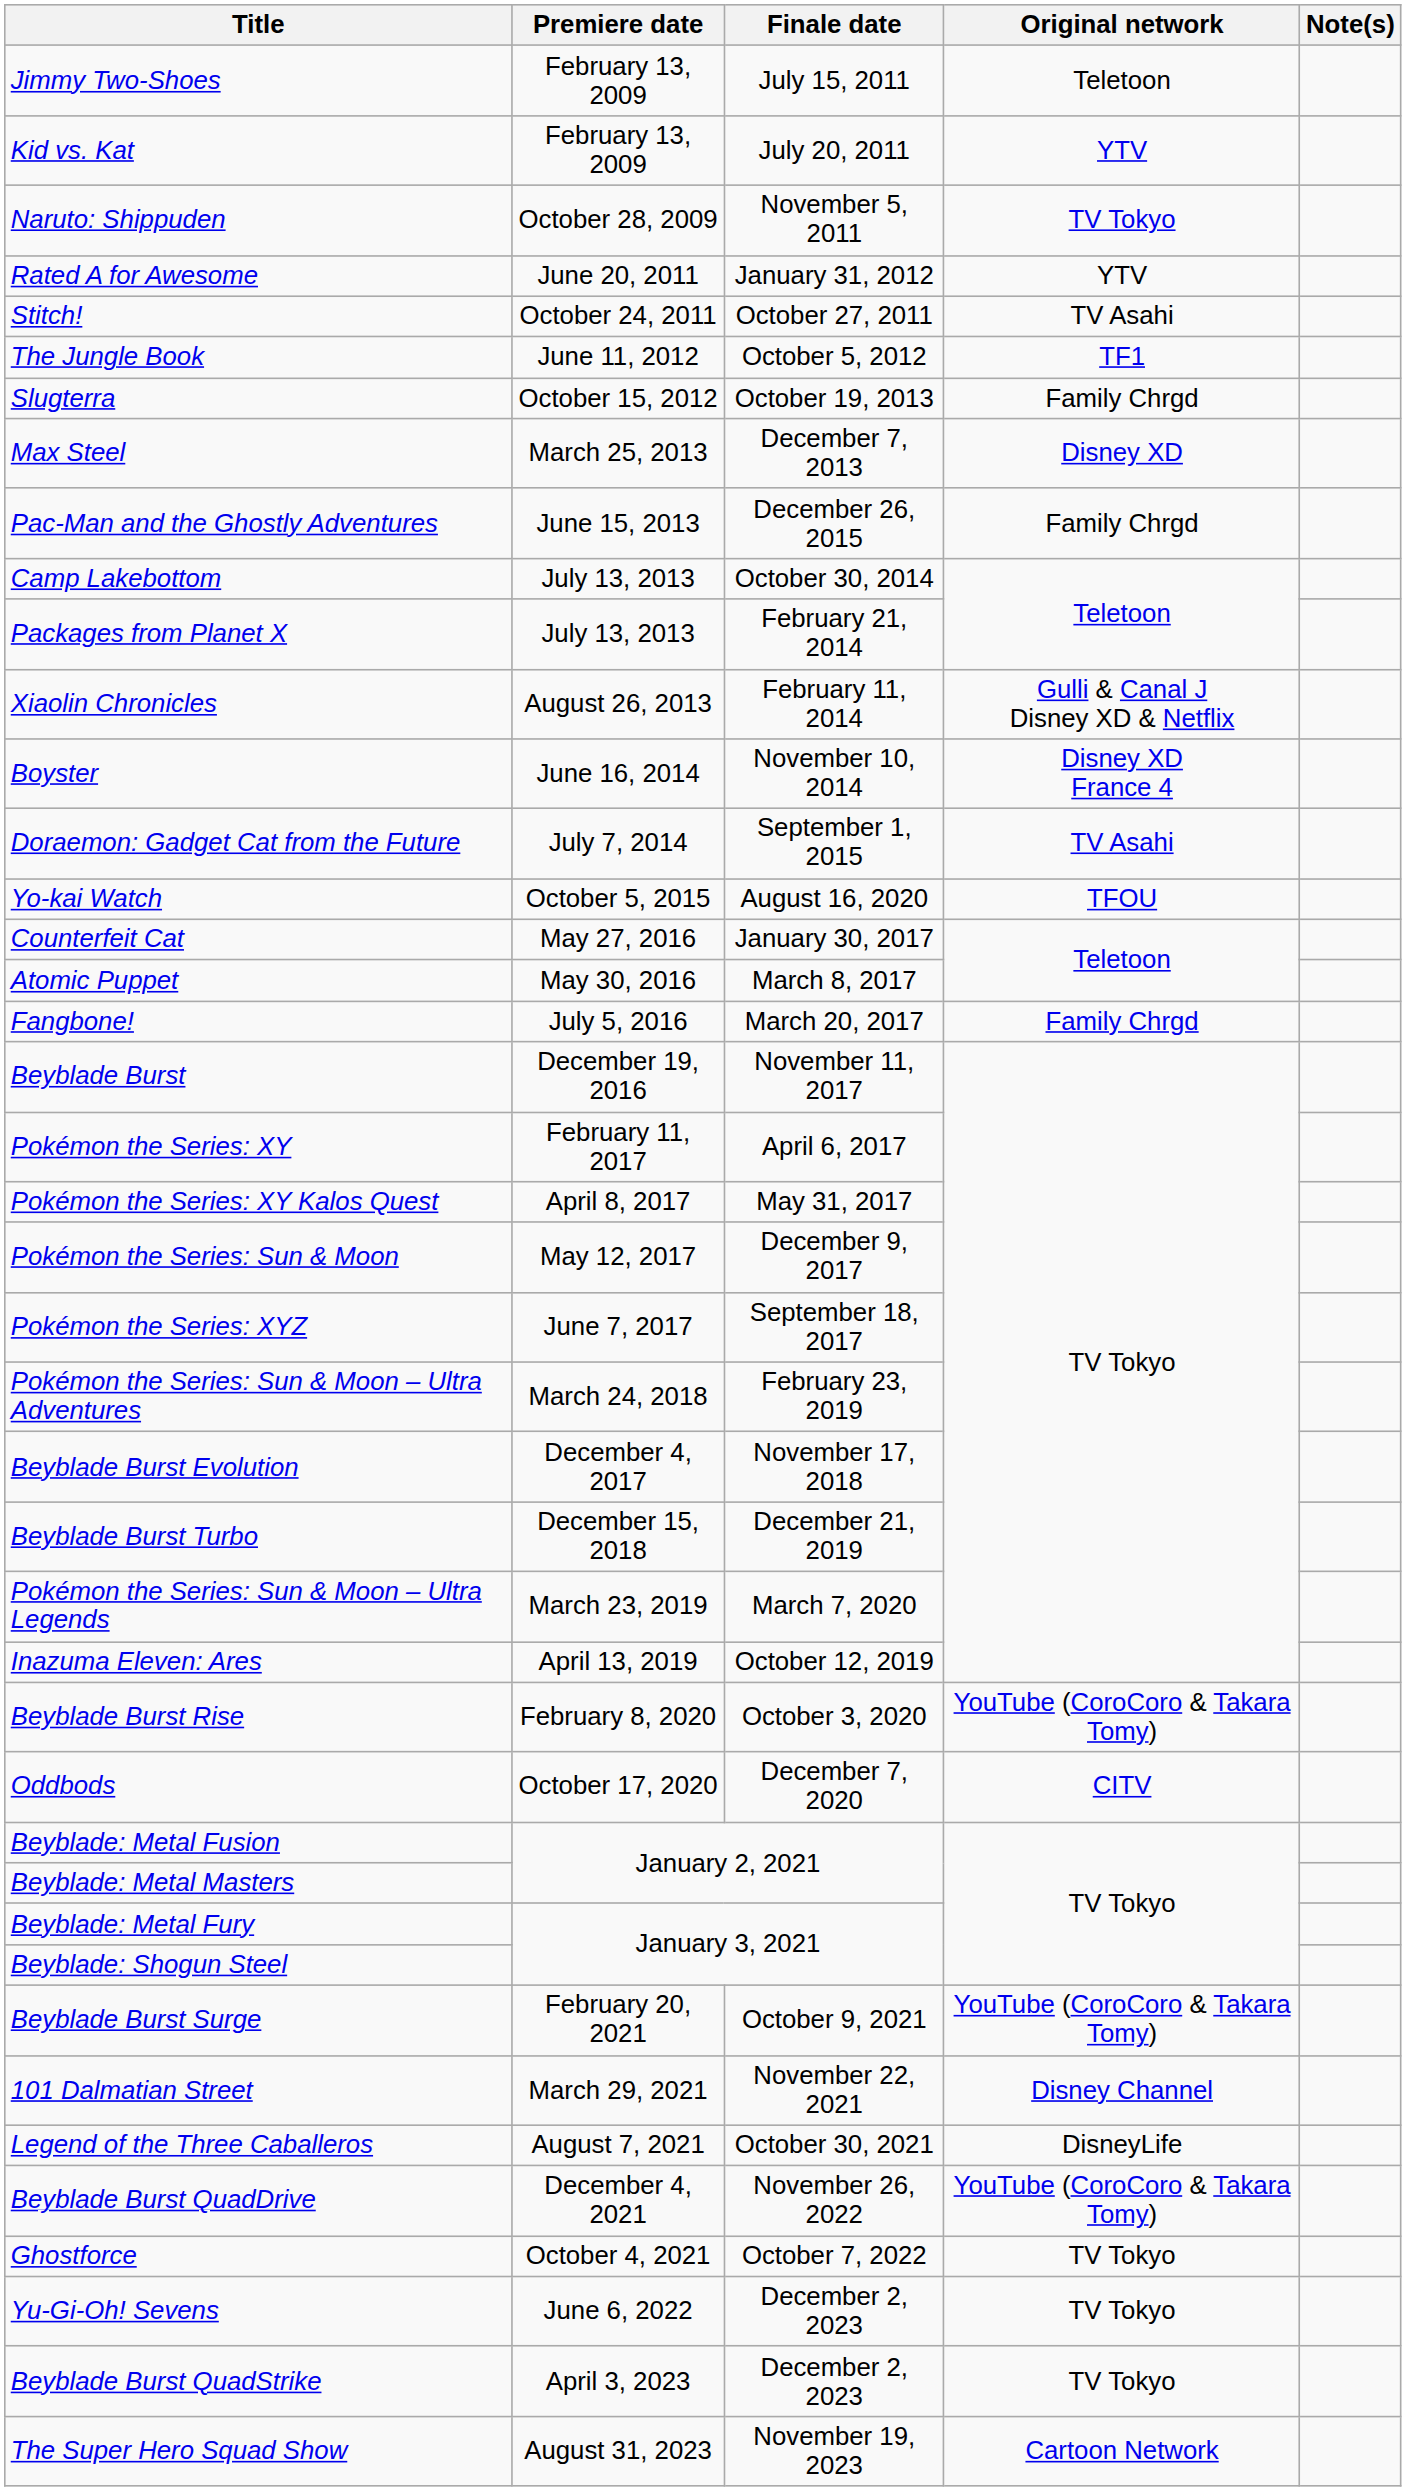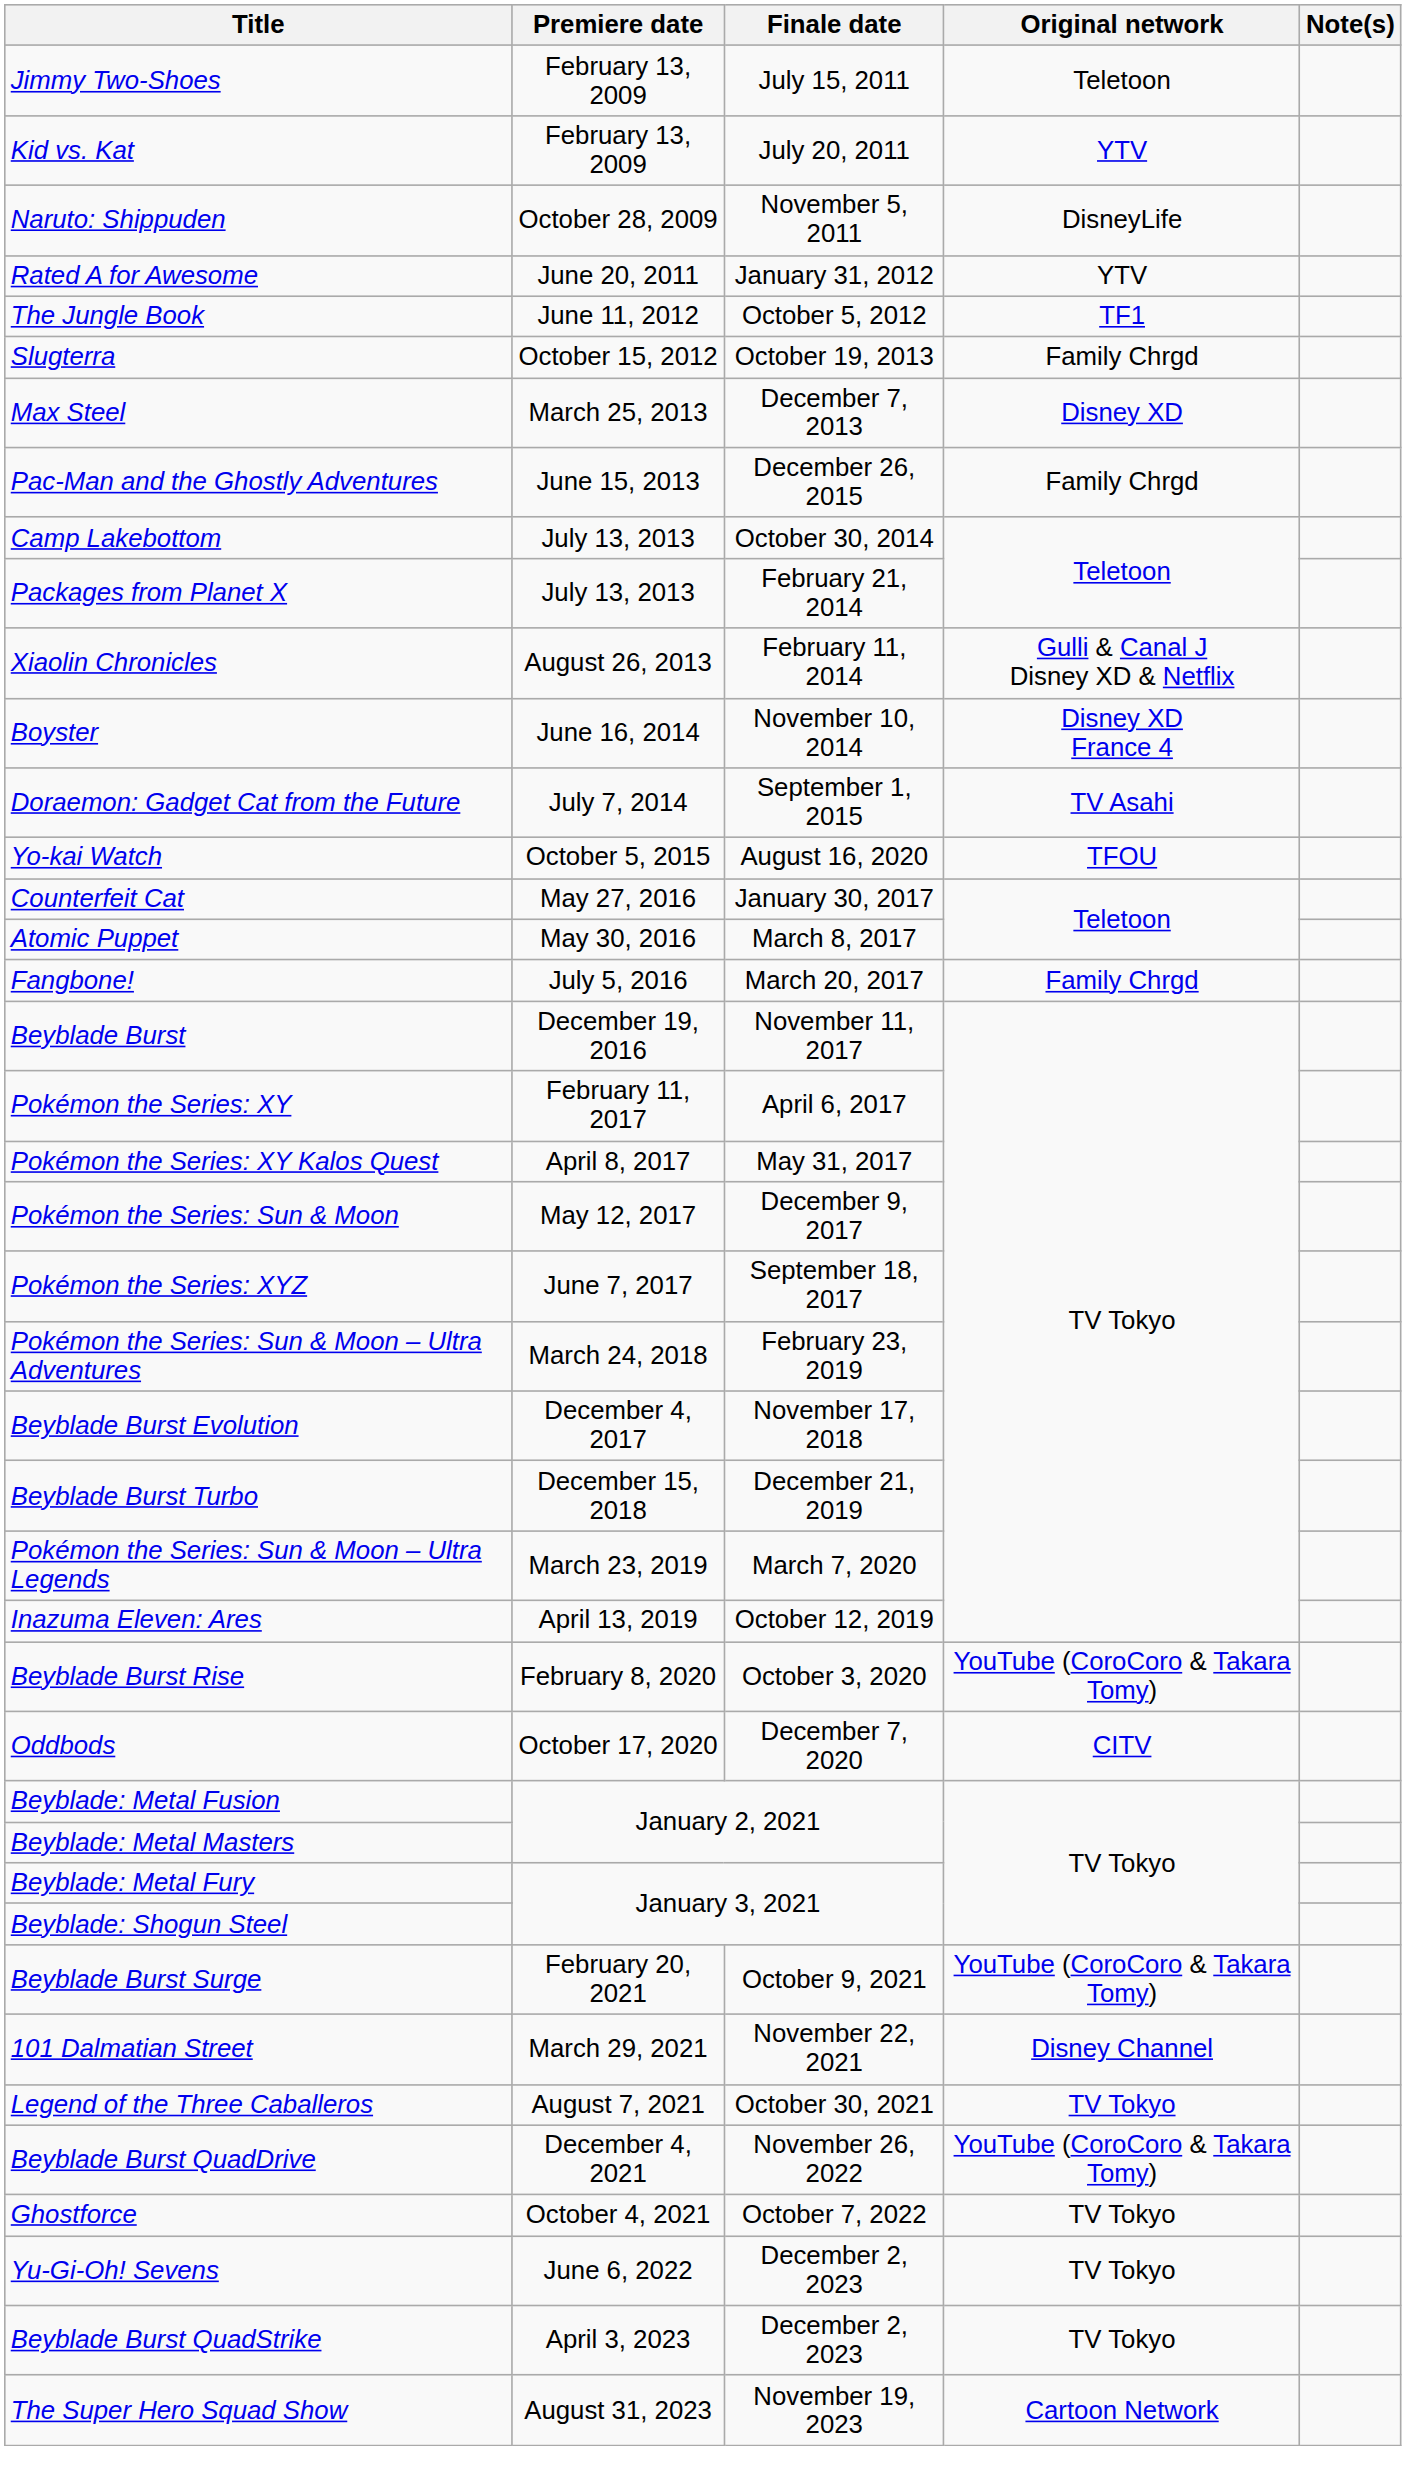(1122, 219) TV Tokyo -> (1122, 219) DisneyLife
- row: (47, 316)
(1122, 2145) DisneyLife -> (1122, 2104) TV Tokyo
